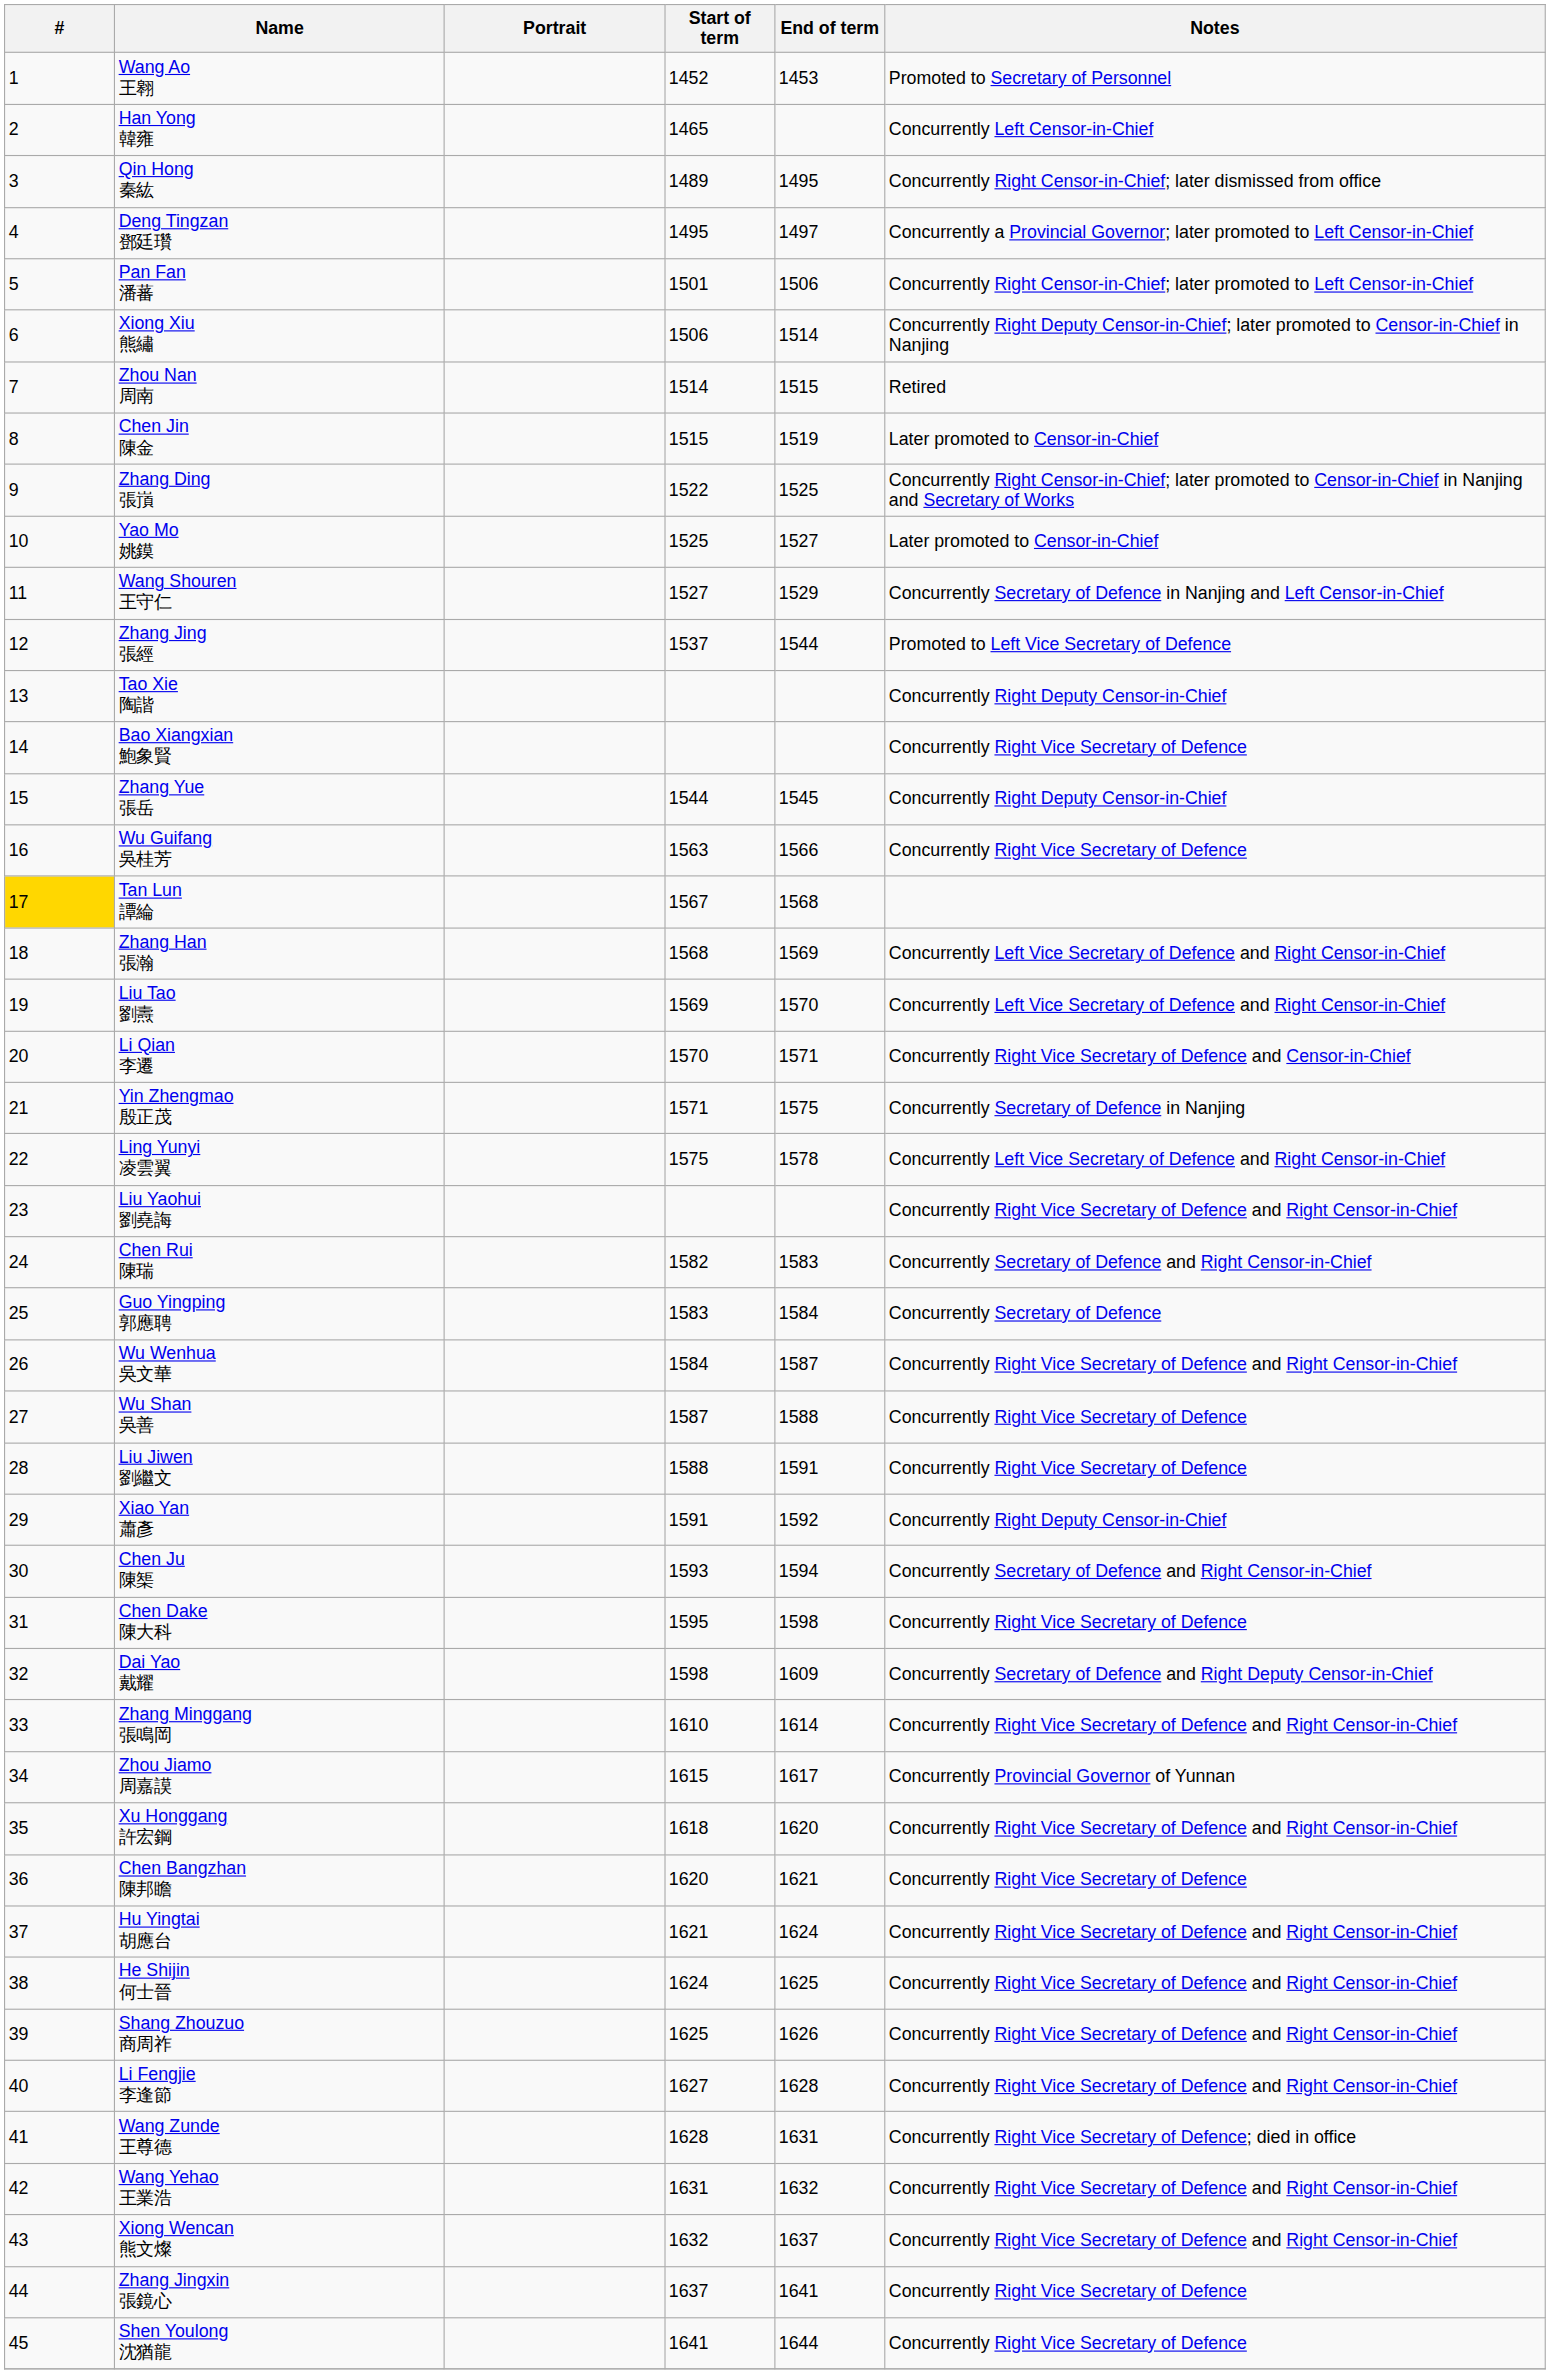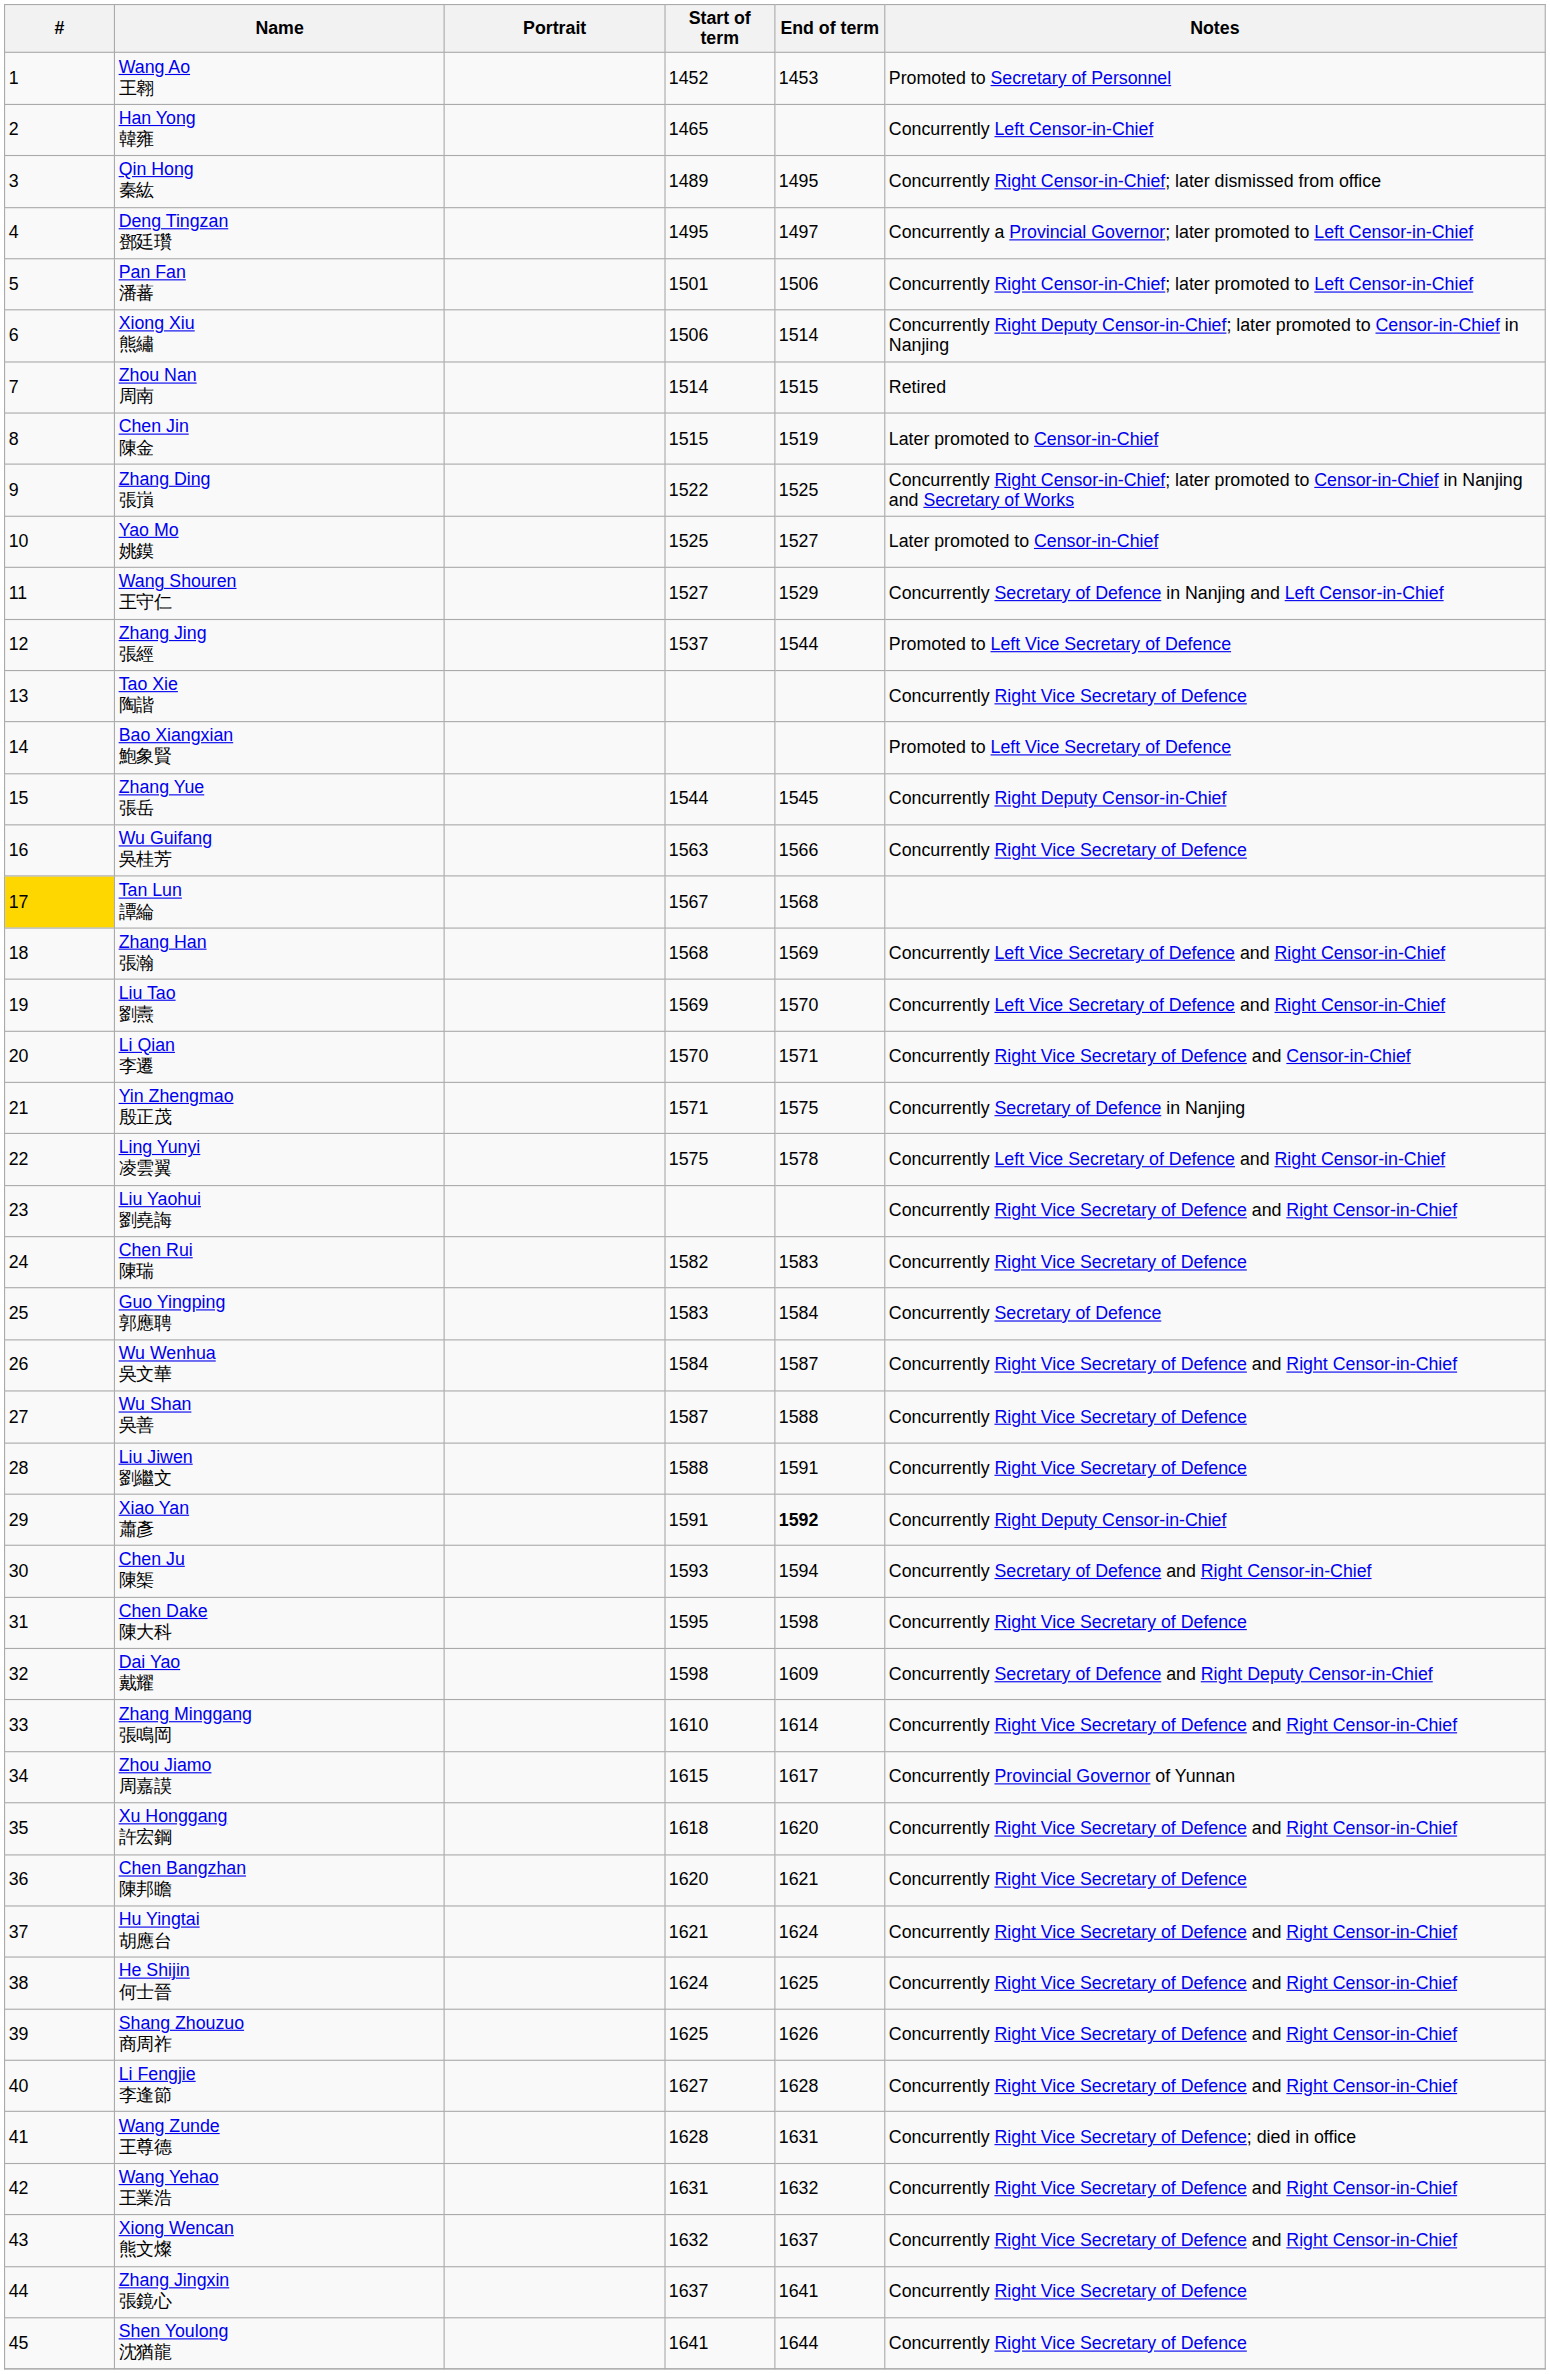(1058, 696) Concurrently Right Deputy Censor-in-Chief -> (1068, 696) Concurrently Right Vice Secretary of Defence
(1068, 747) Concurrently Right Vice Secretary of Defence -> (1060, 747) Promoted to Left Vice Secretary of Defence
(1130, 1262) Concurrently Secretary of Defence and Right Censor-in-Chief -> (1068, 1262) Concurrently Right Vice Secretary of Defence
(799, 1519) normal -> (799, 1519) bold
